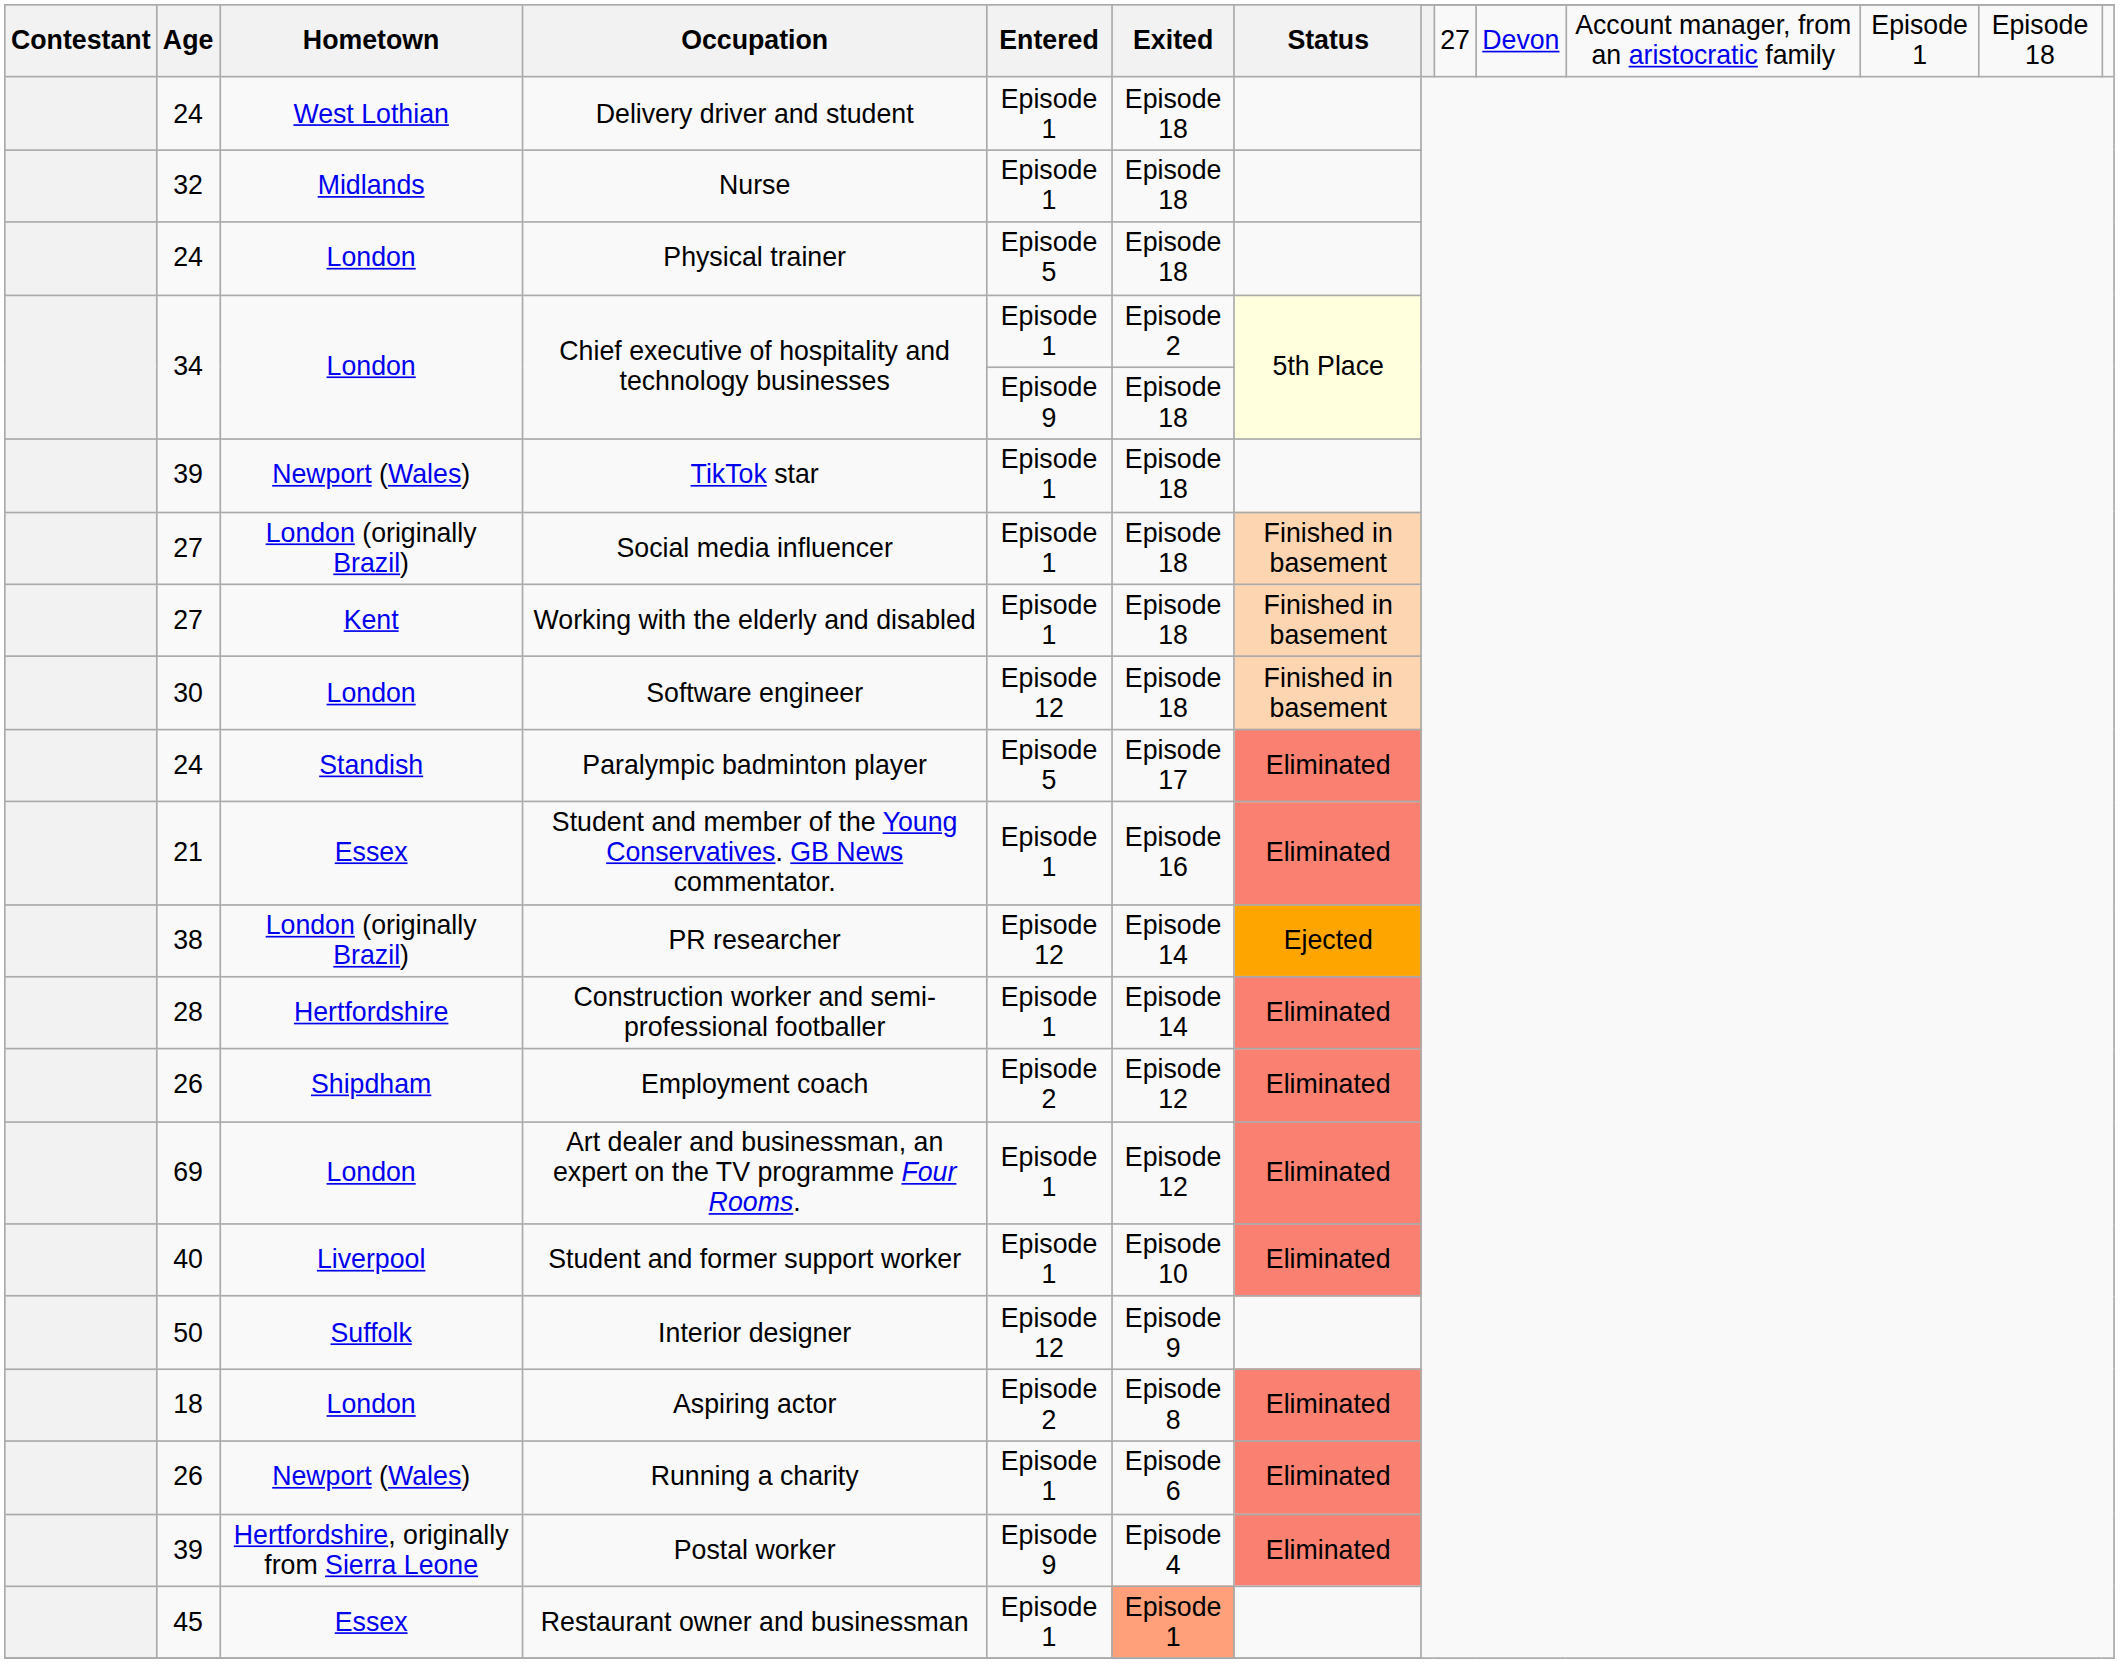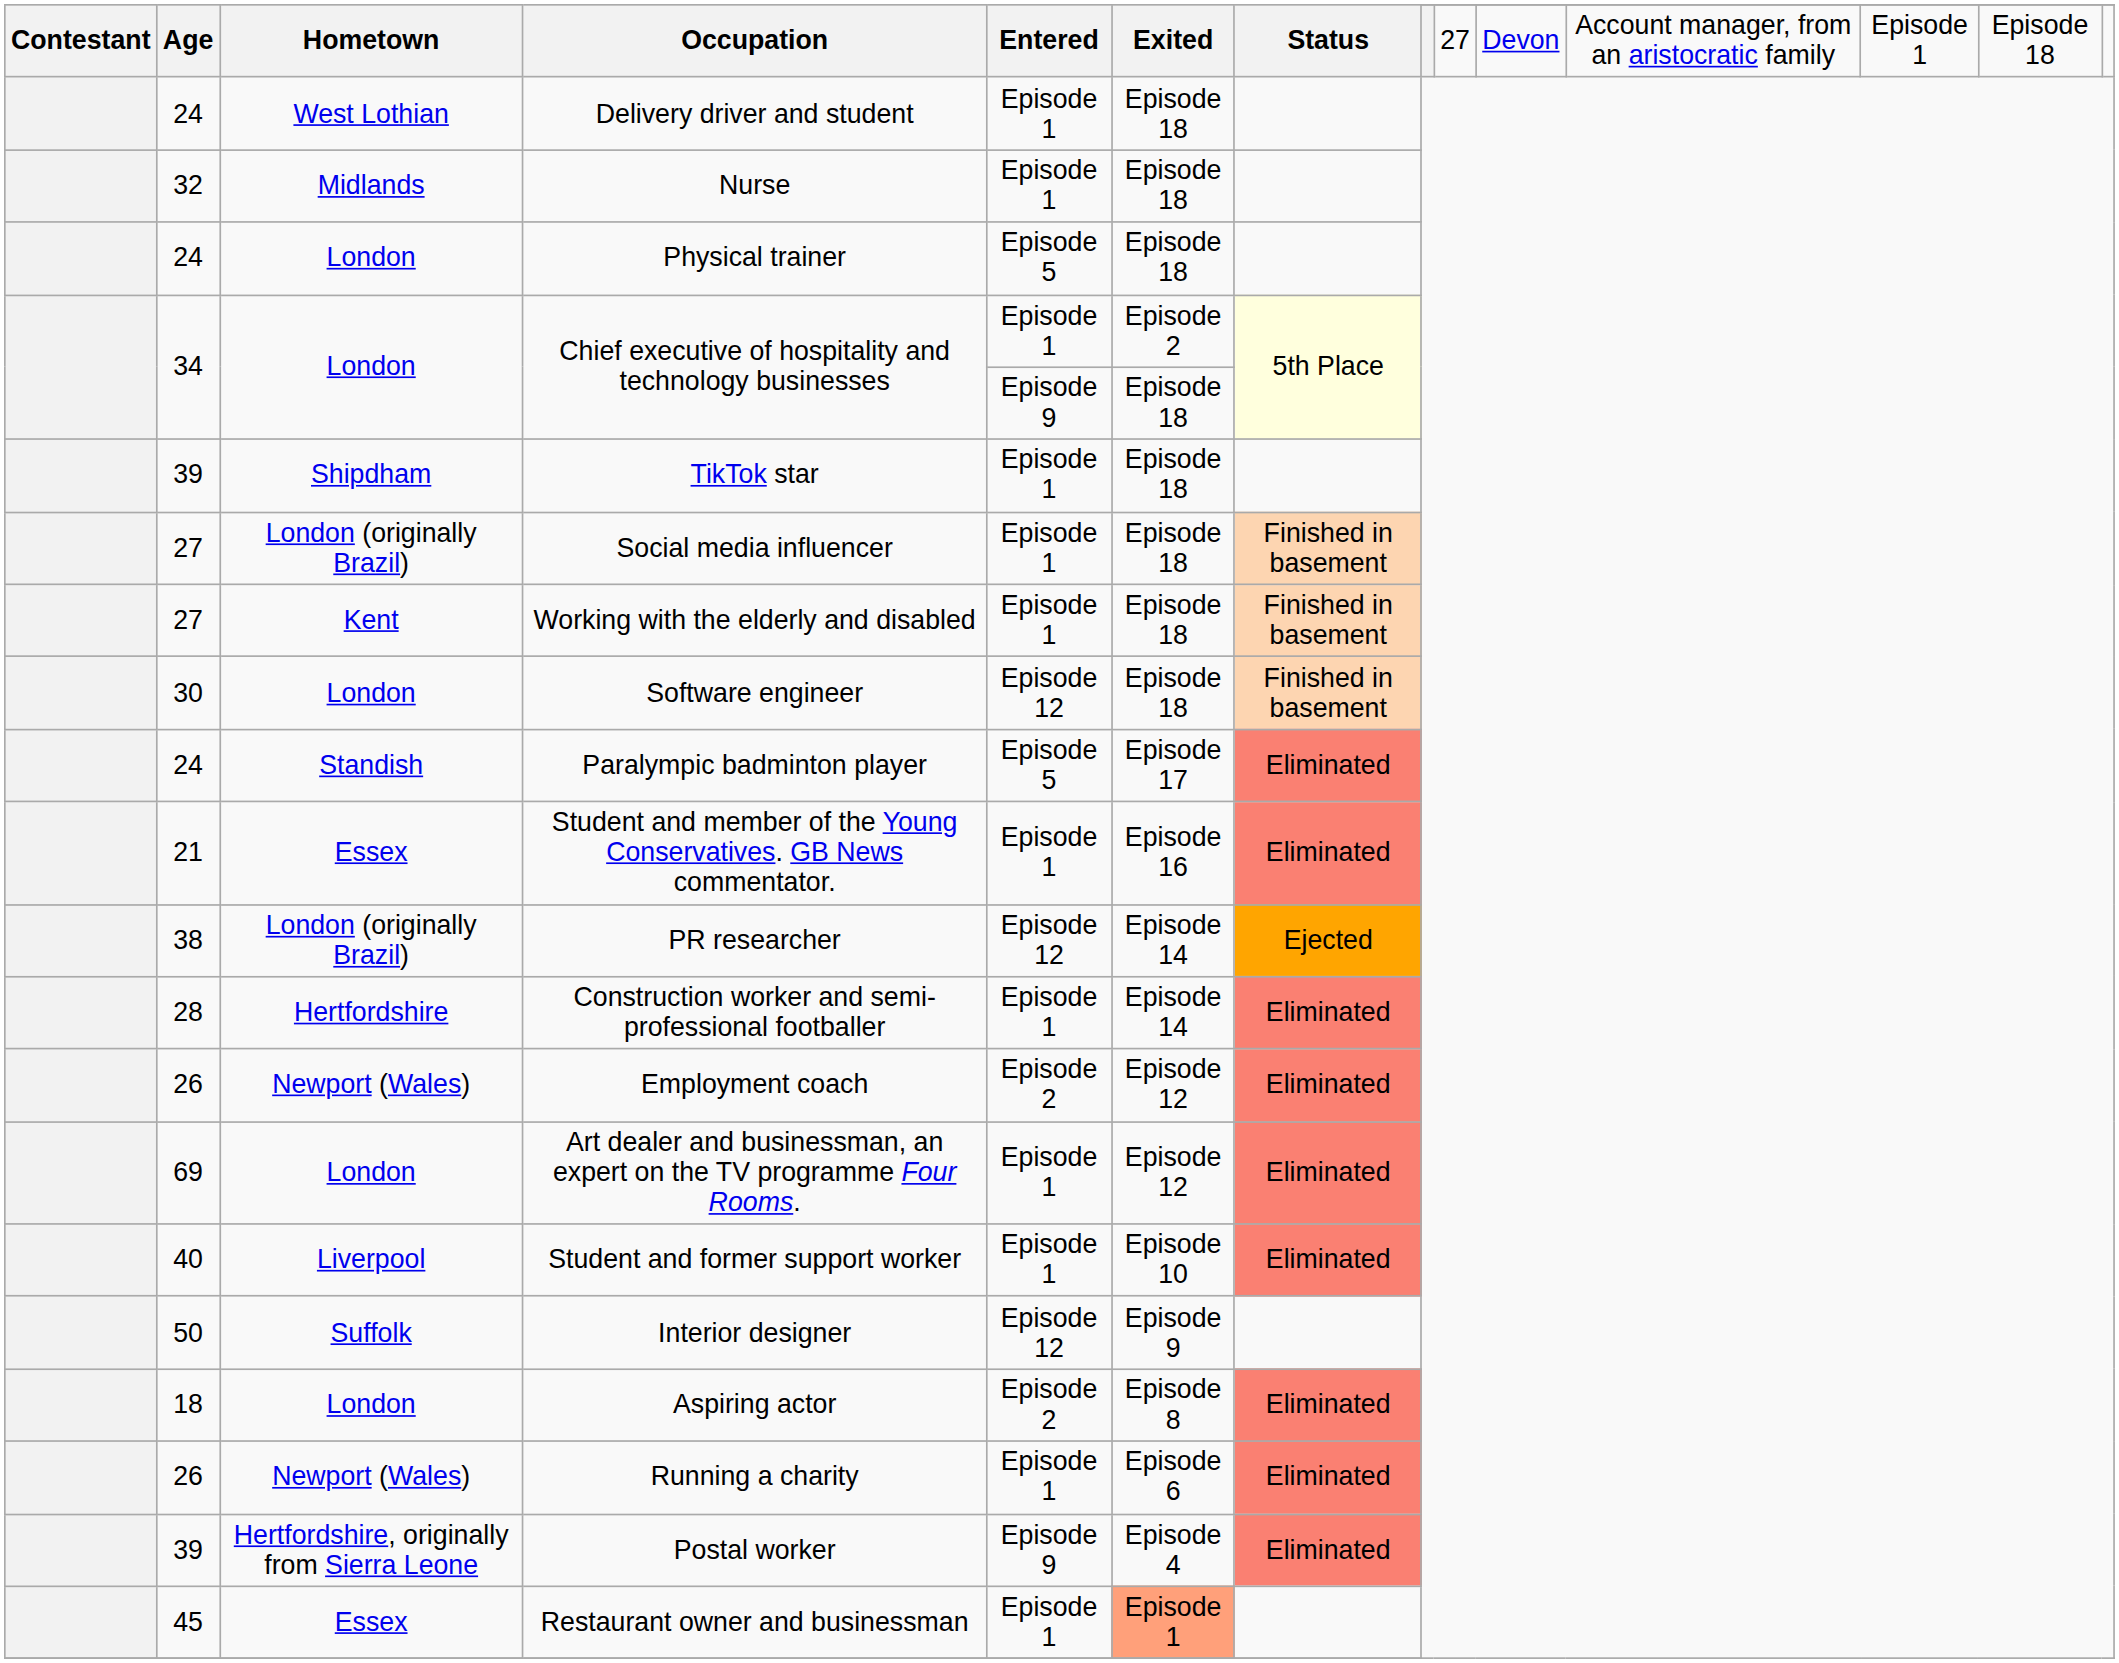(371, 475) Newport (Wales) -> (371, 475) Shipdham
(371, 1084) Shipdham -> (371, 1084) Newport (Wales)
